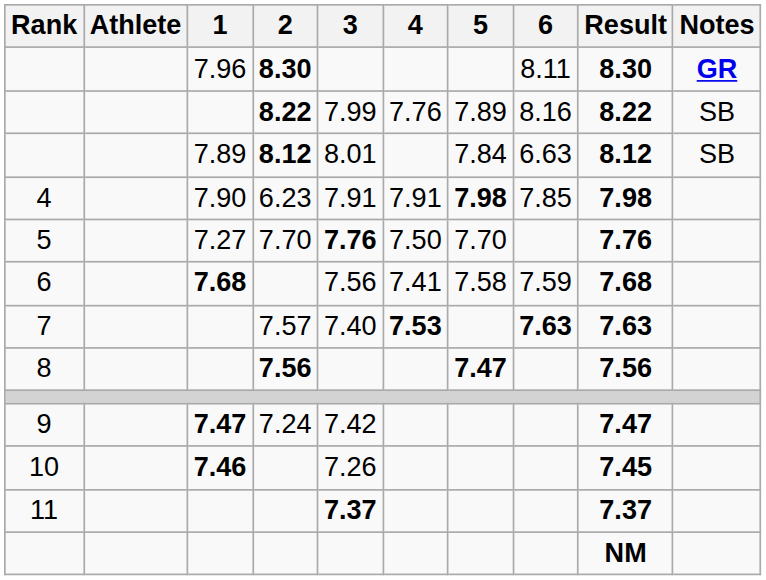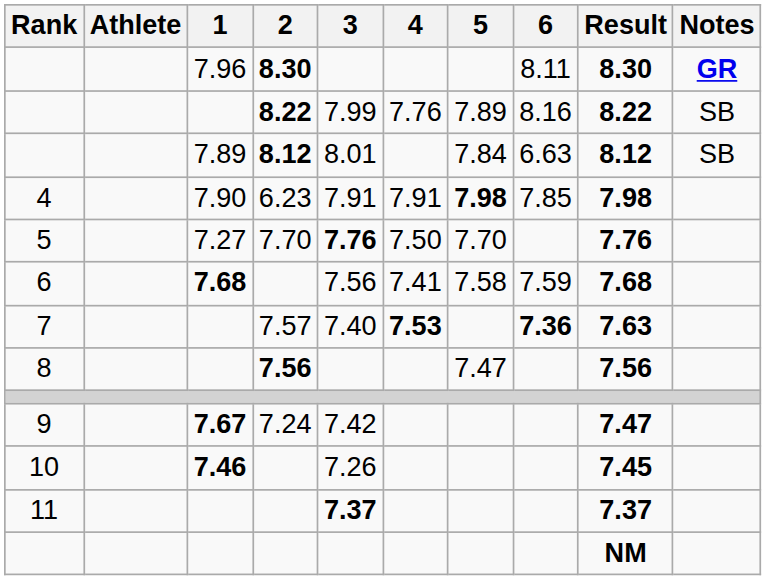(546, 326) 7.63 -> (546, 326) 7.36
(480, 369) bold -> (480, 369) normal
(220, 424) 7.47 -> (220, 424) 7.67
